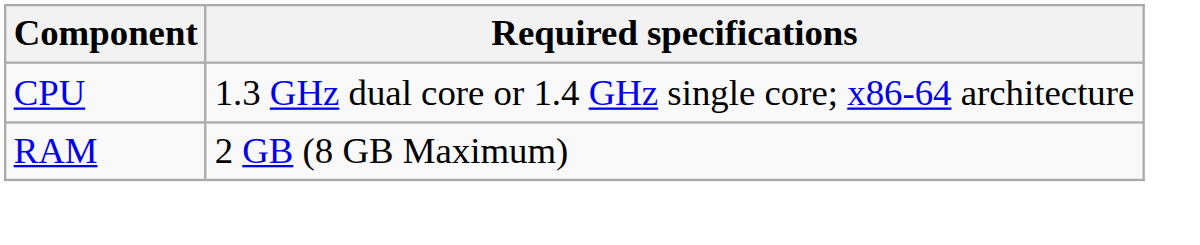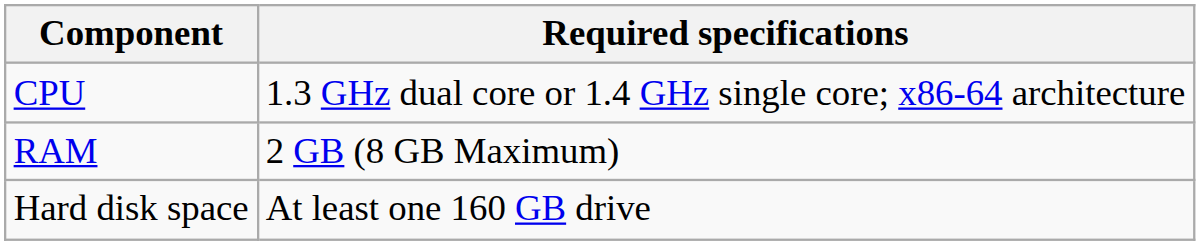+ row: (131, 208)
